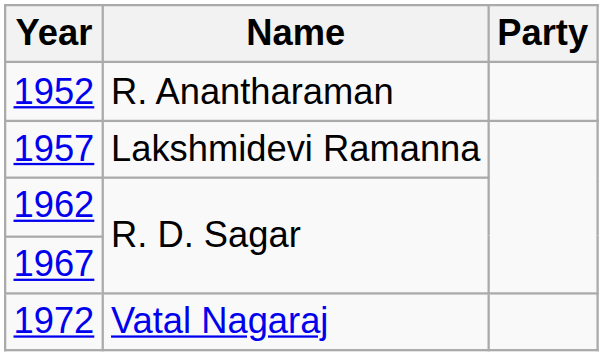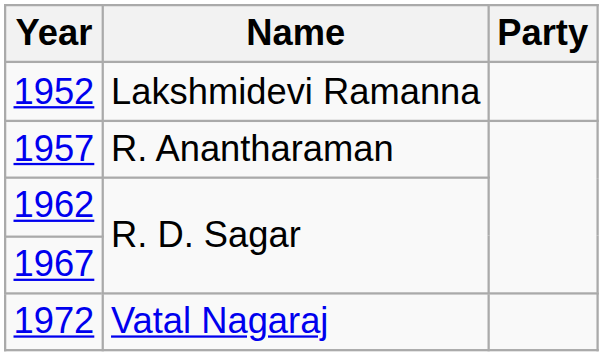(252, 90) R. Anantharaman -> (296, 90) Lakshmidevi Ramanna
(296, 148) Lakshmidevi Ramanna -> (252, 148) R. Anantharaman
